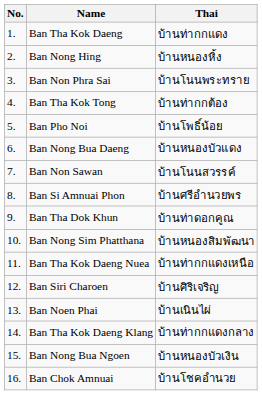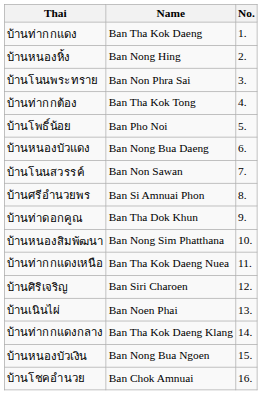columns swapped: (15, 13) <-> (207, 13)
